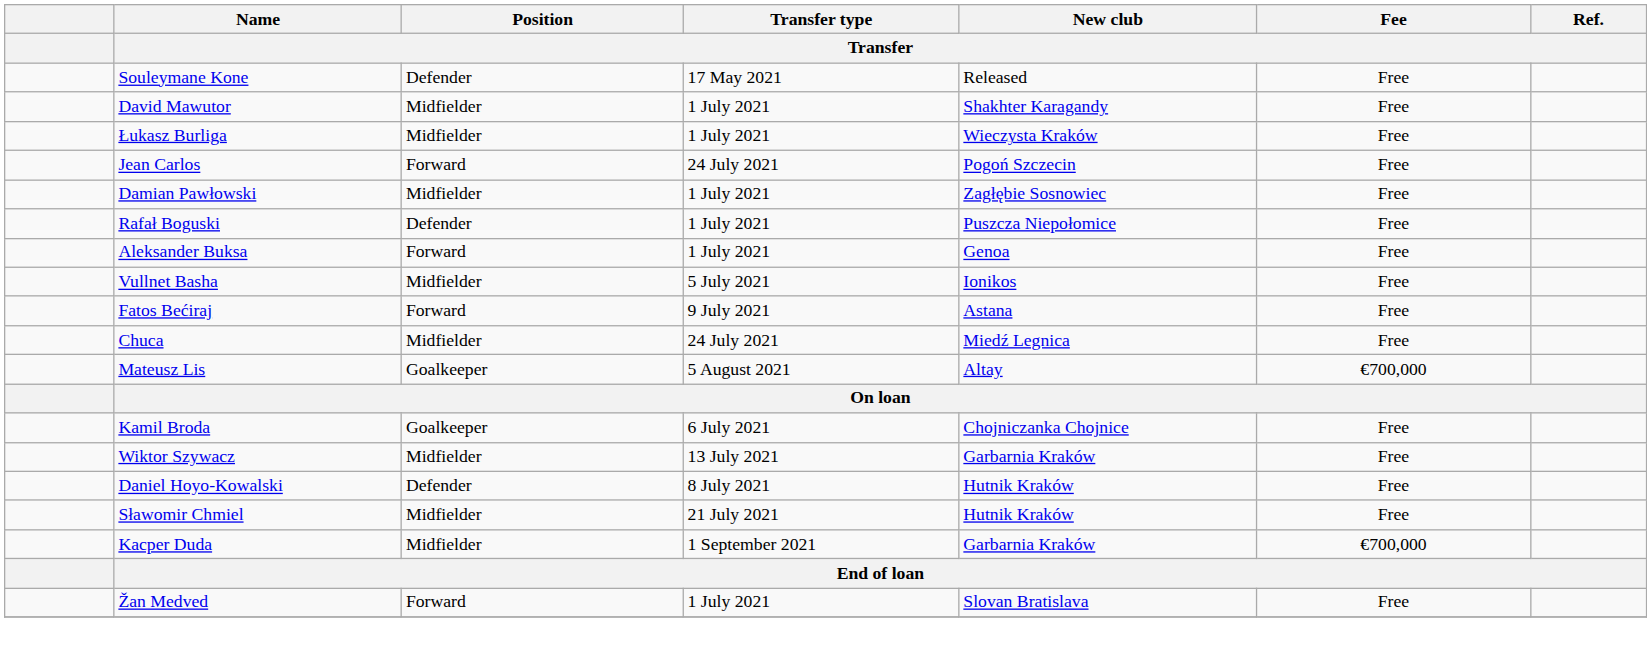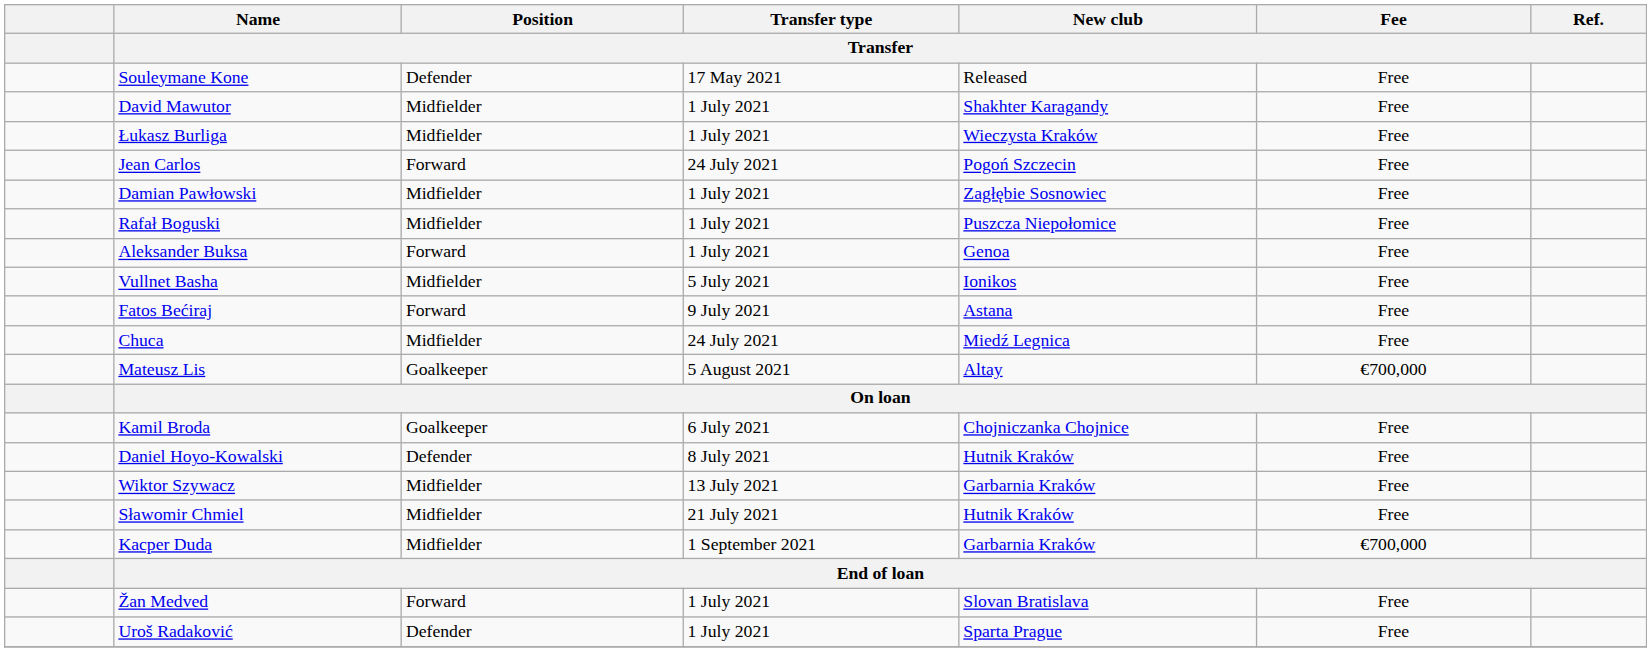(439, 222) Defender -> (444, 222) Midfielder
rows swapped: (201, 485) <-> (177, 456)
+ row: (176, 631)
